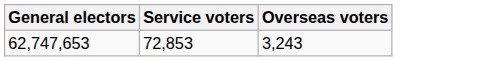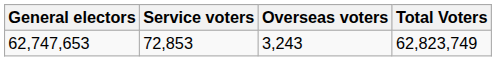+ column: (442, 18)
